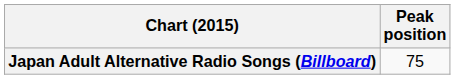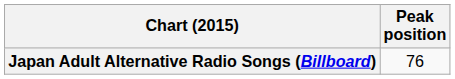(415, 61) 75 -> (415, 61) 76
